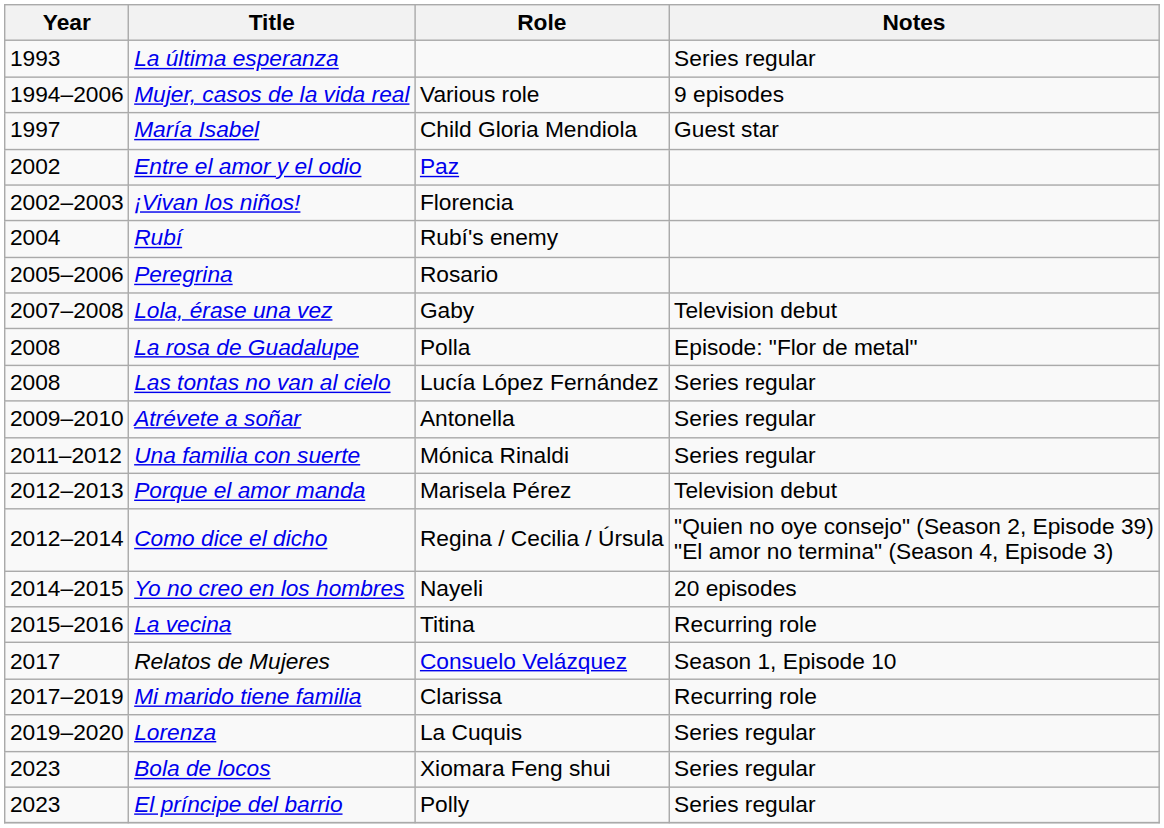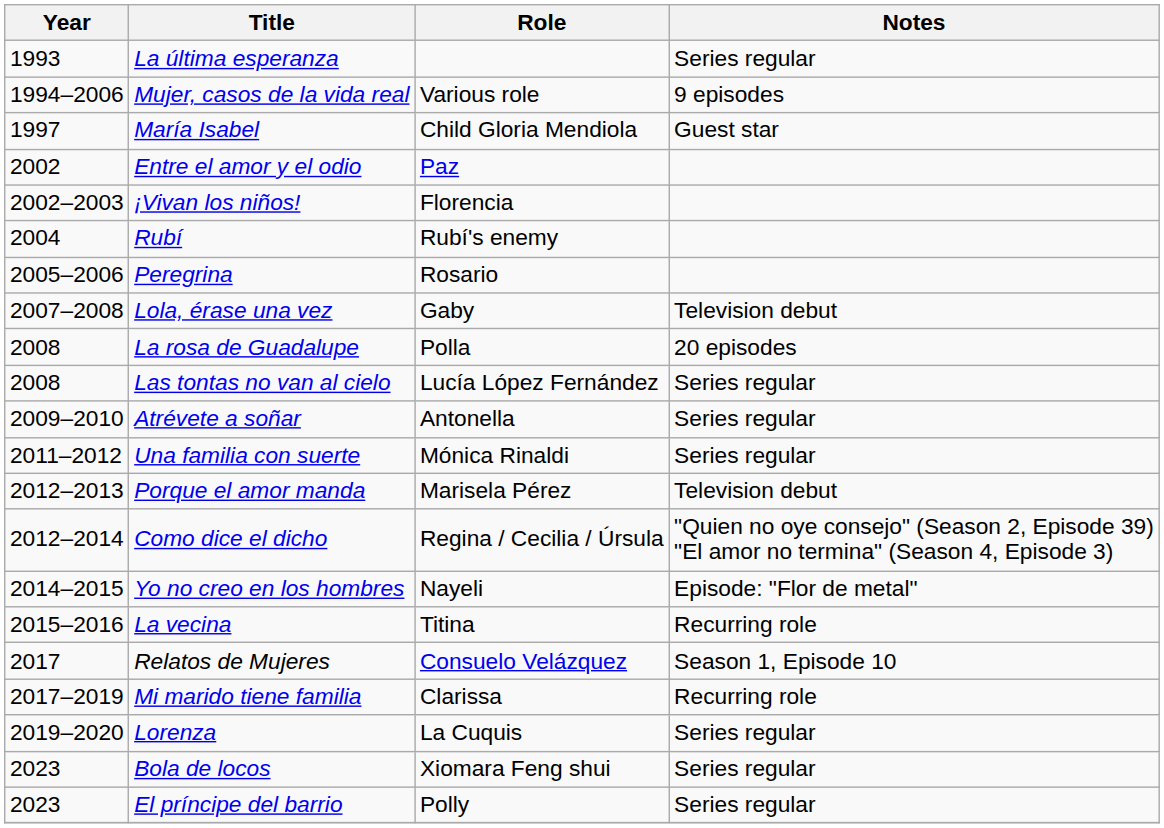(796, 346) Episode: "Flor de metal" -> (735, 346) 20 episodes
(735, 588) 20 episodes -> (796, 588) Episode: "Flor de metal"
